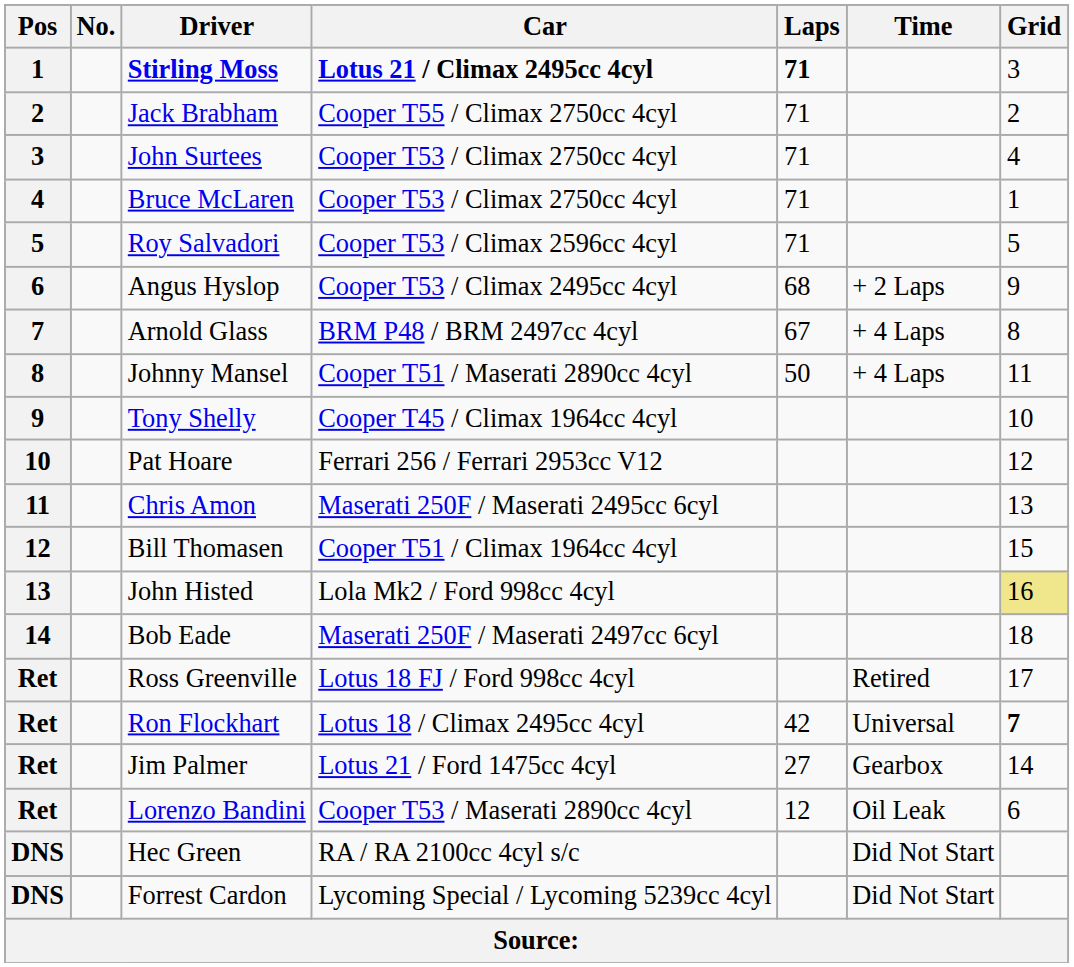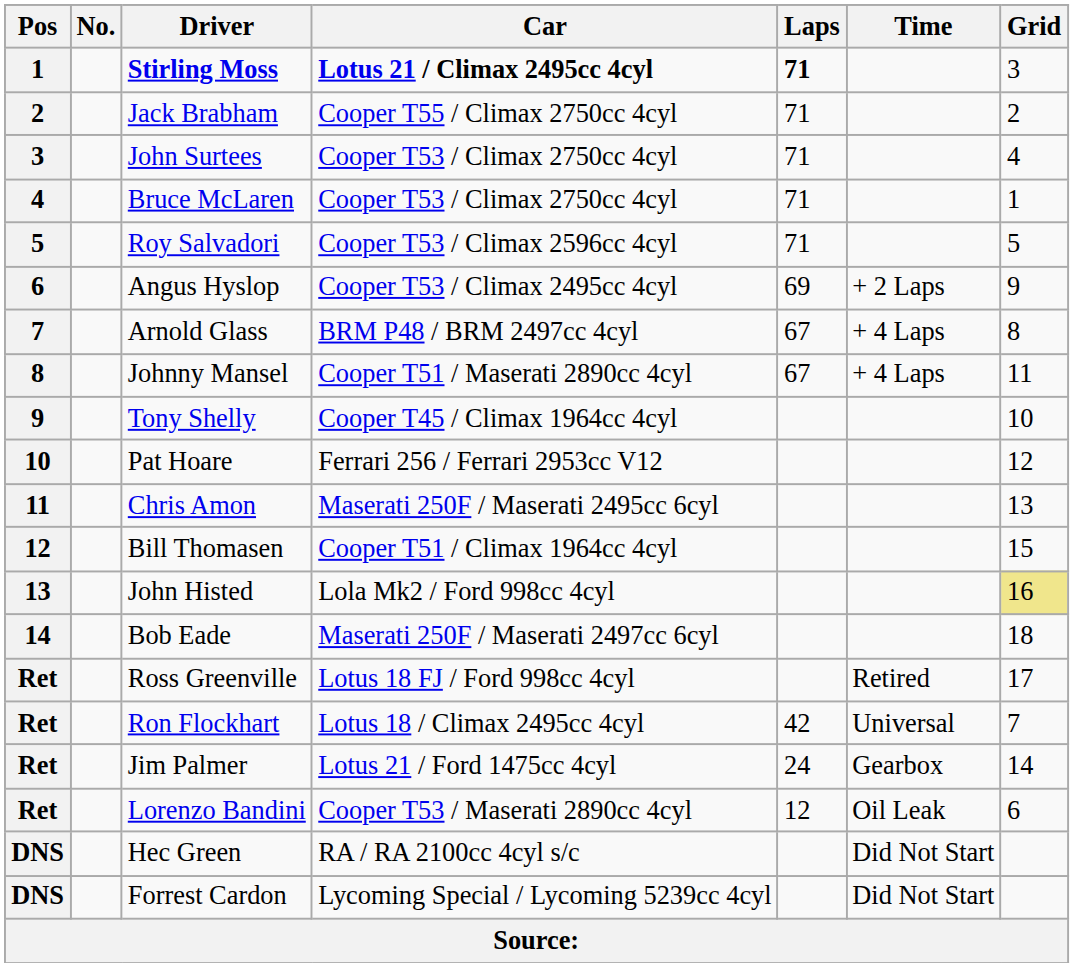(797, 287) 68 -> (797, 287) 69
(797, 374) 50 -> (797, 374) 67
(1014, 722) bold -> (1014, 722) normal
(797, 765) 27 -> (797, 765) 24
